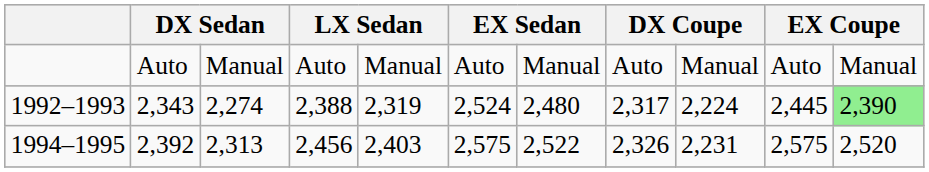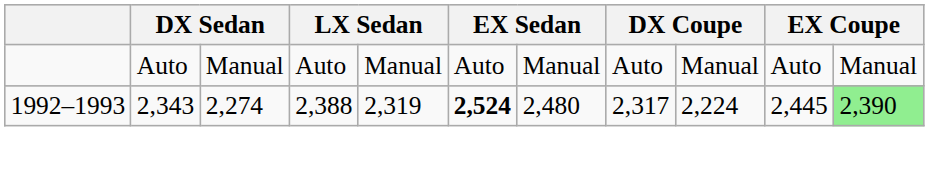(482, 105) normal -> (482, 105) bold
- row: (68, 145)
